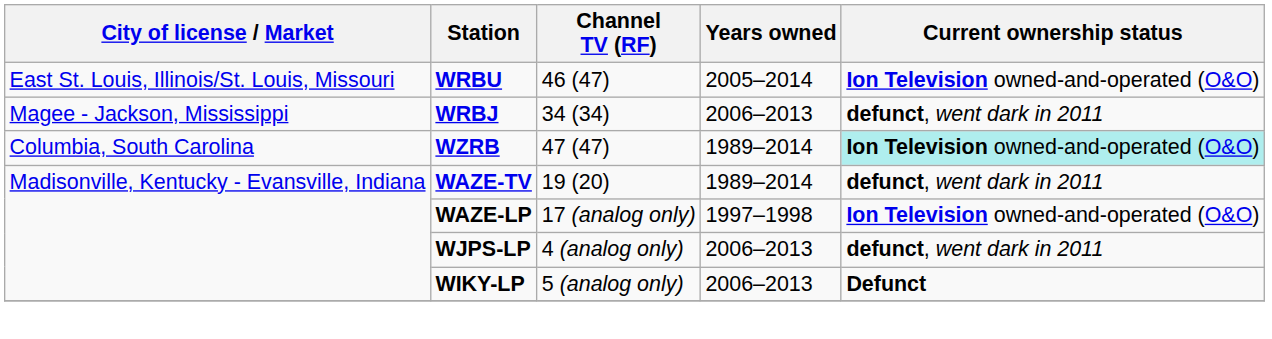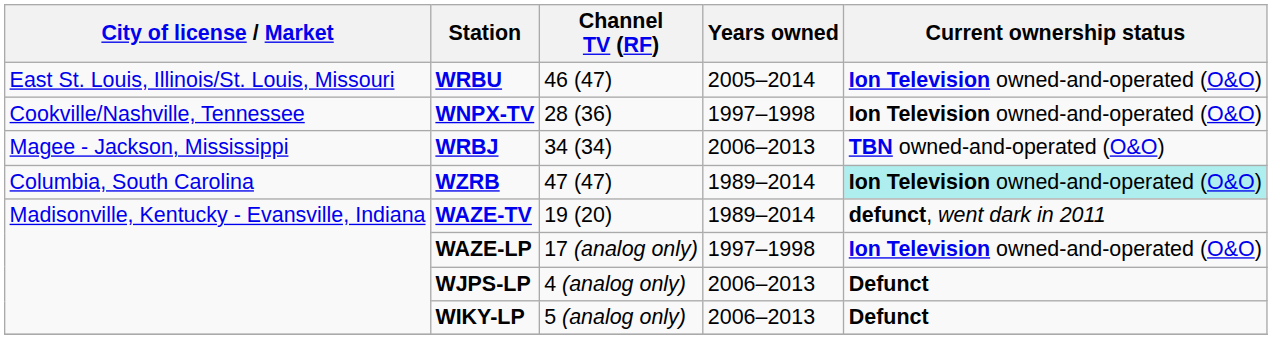+ row: (485, 113)
(975, 113) defunct, went dark in 2011 -> (1007, 147) TBN owned-and-operated (O&O)
(975, 249) defunct, went dark in 2011 -> (889, 283) Defunct
